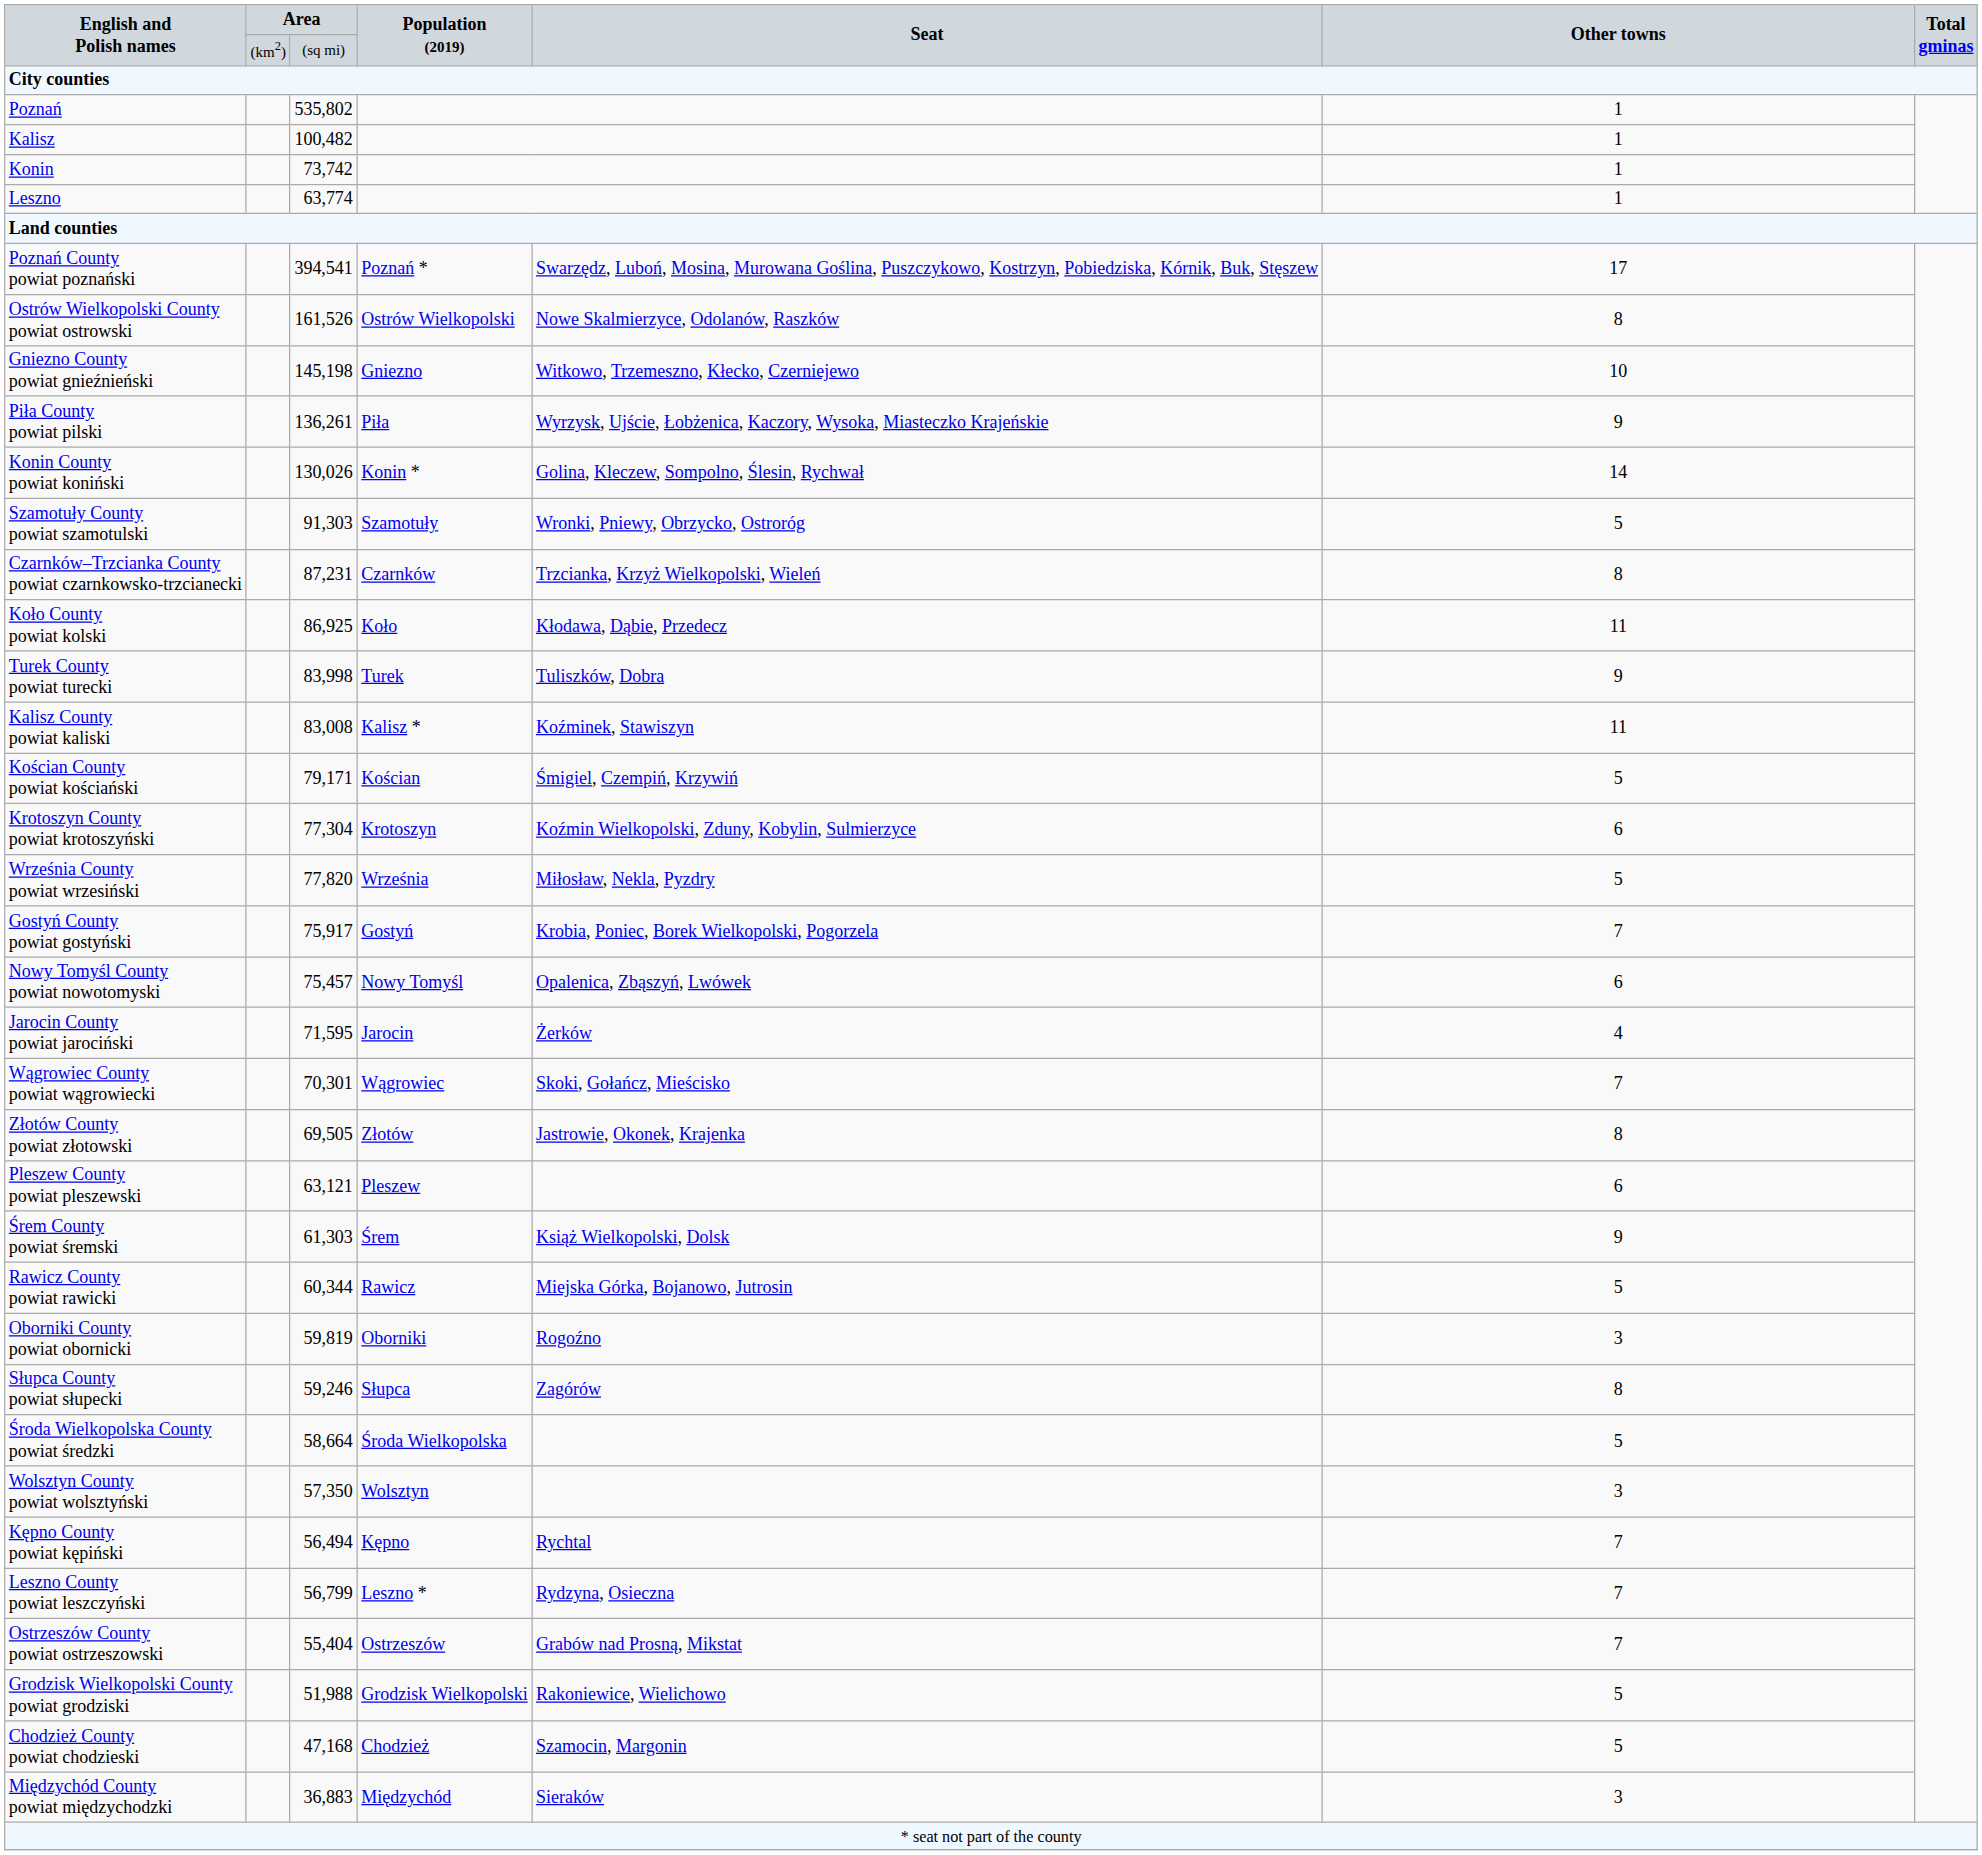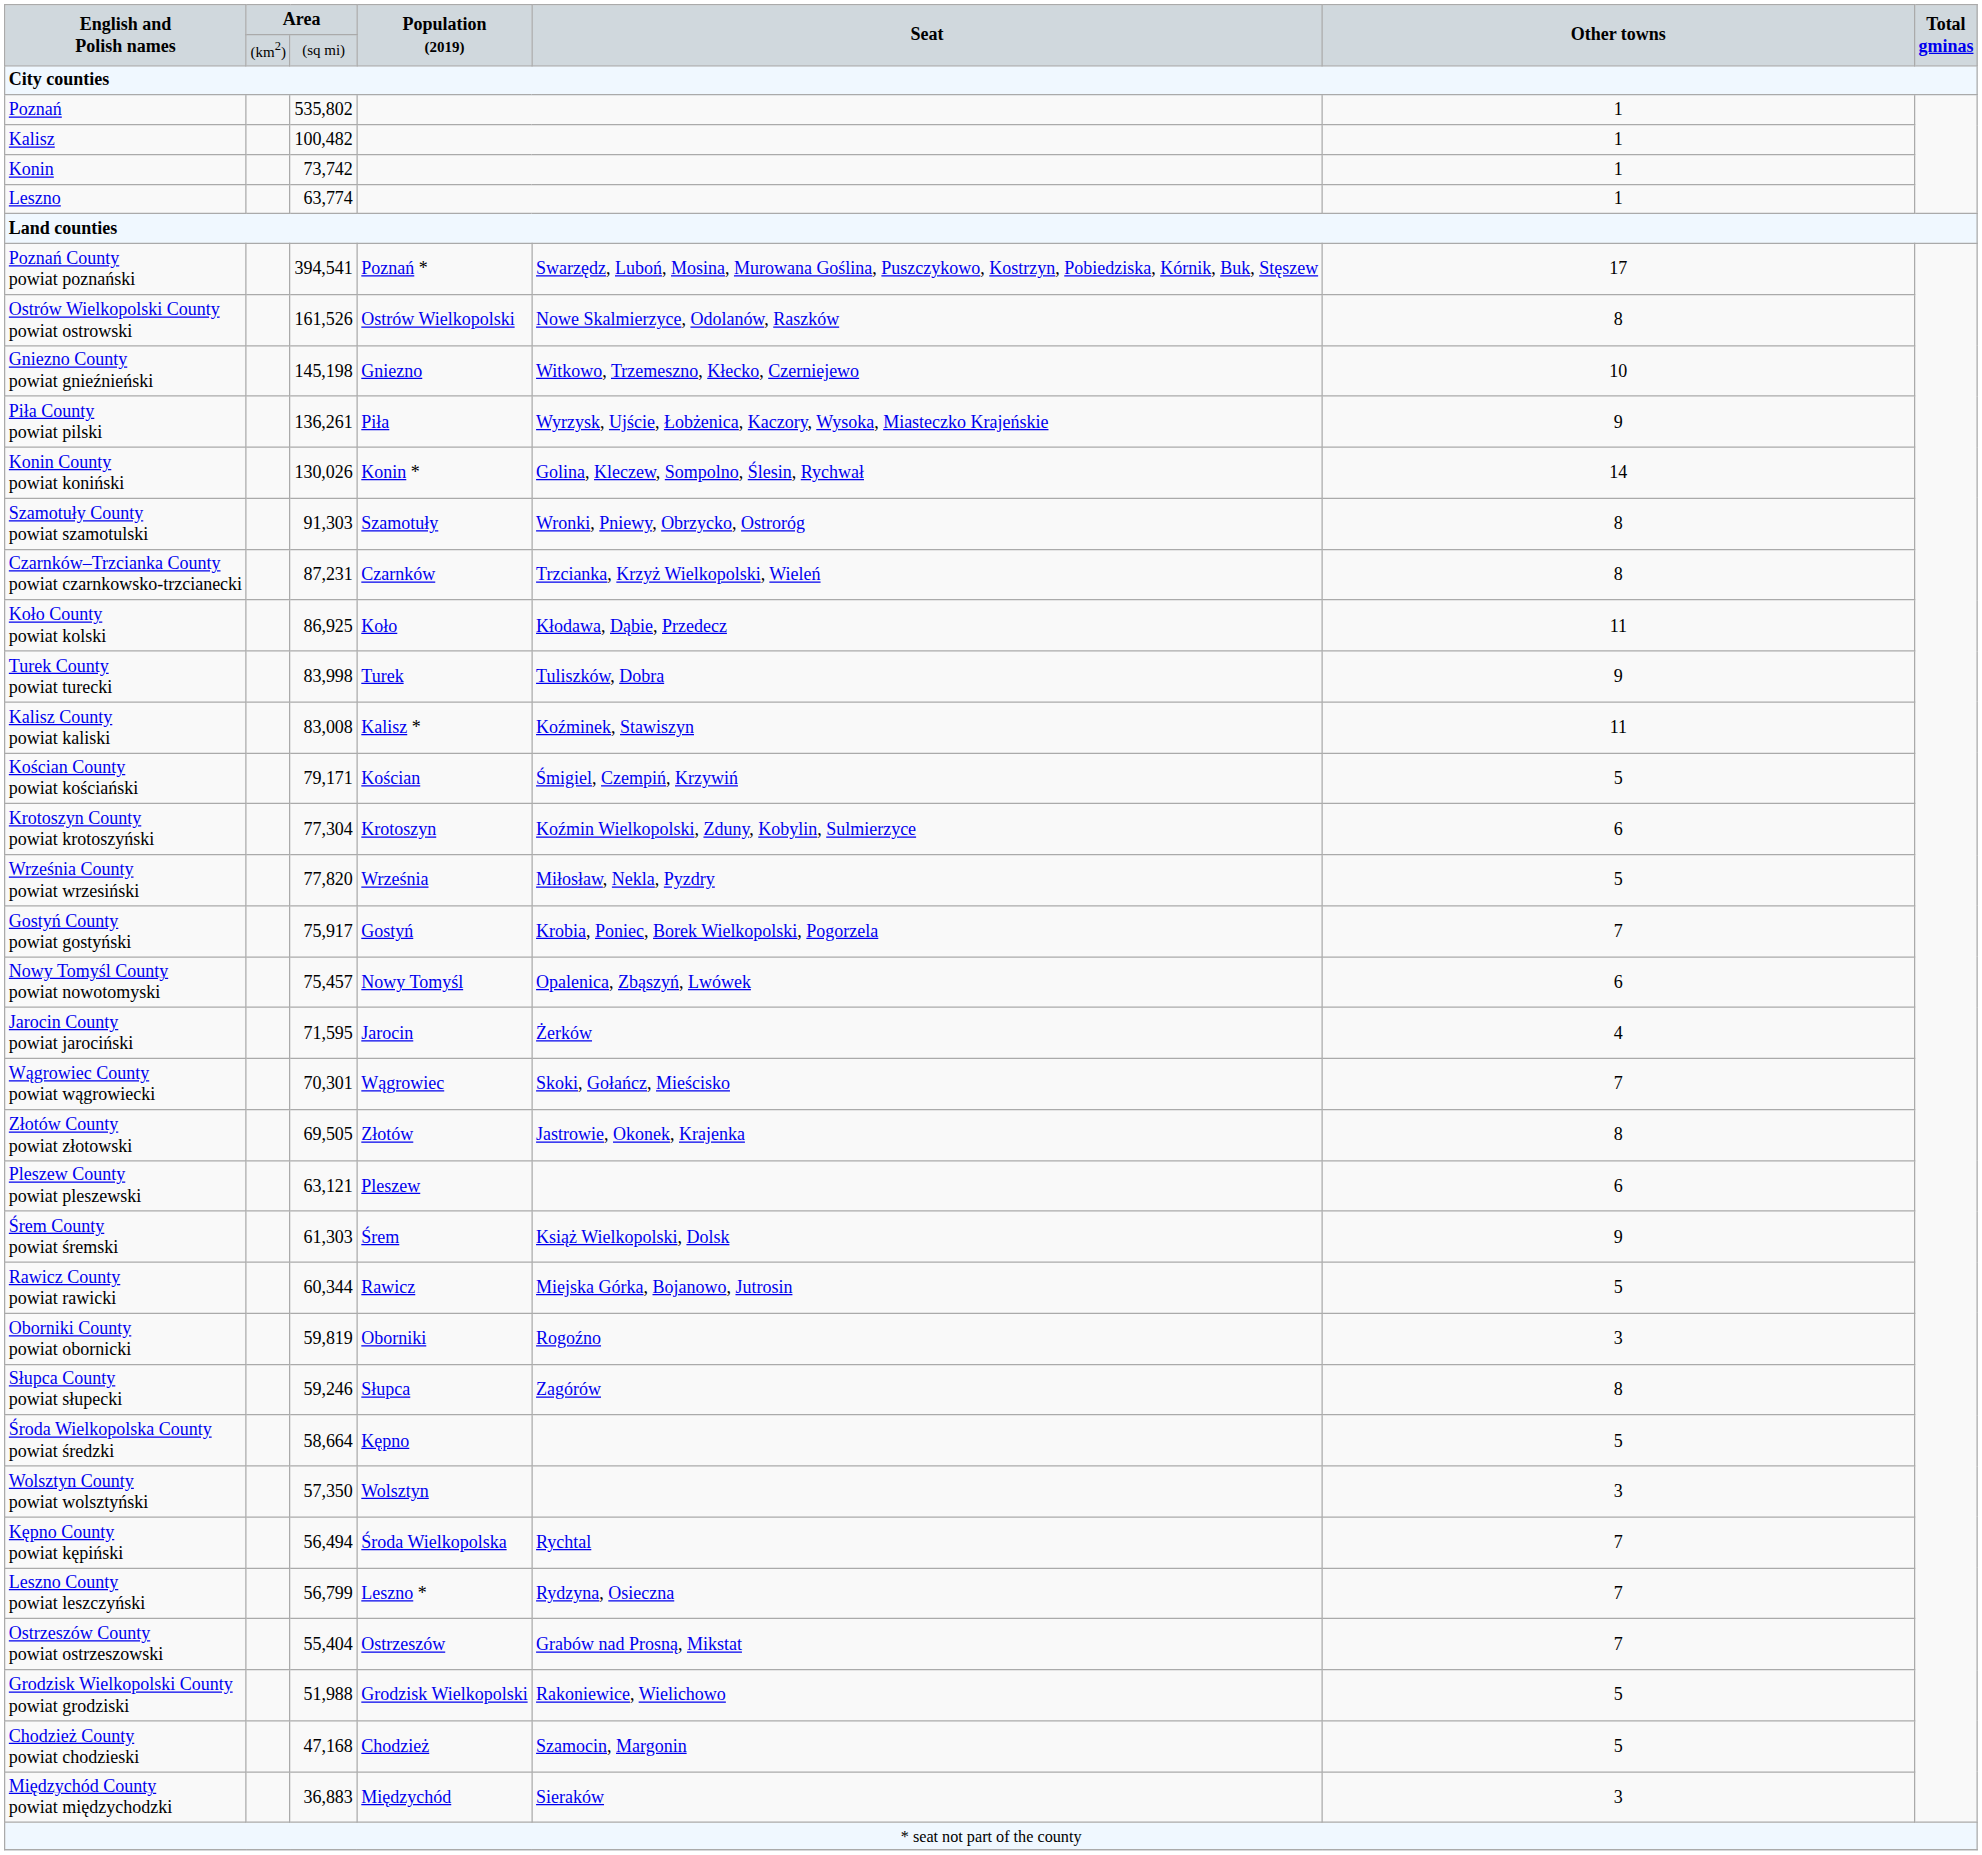(1618, 523) 5 -> (1618, 523) 8
(434, 1440) Środa Wielkopolska -> (385, 1440) Kępno
(385, 1542) Kępno -> (434, 1542) Środa Wielkopolska
